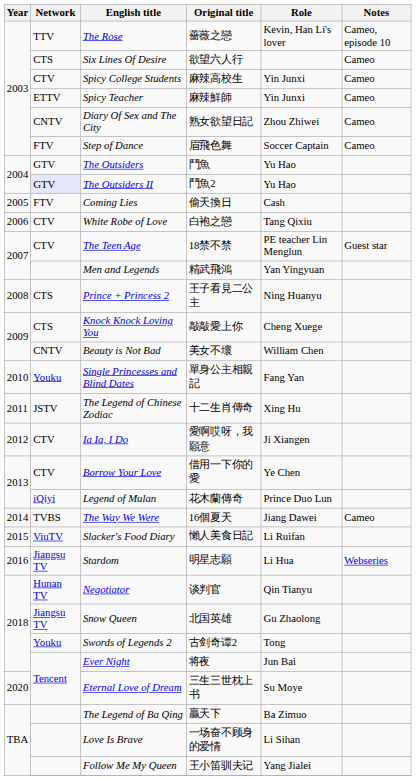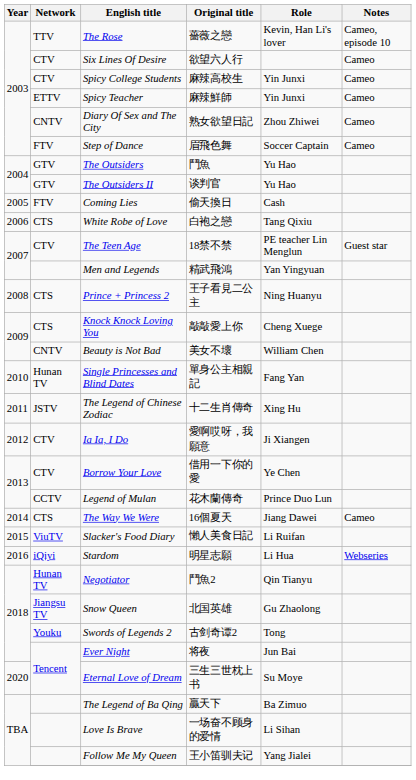(43, 60) CTS -> (44, 60) CTV
(44, 184) lavender background -> (44, 184) no background
(202, 183) 鬥魚2 -> (205, 183) 谈判官
(44, 222) CTV -> (43, 222) CTS
(47, 377) Youku -> (47, 377) Hunan TV
(44, 498) iQiyi -> (47, 498) CCTV
(47, 517) TVBS -> (43, 517) CTS
(49, 560) Jiangsu TV -> (44, 555) iQiyi
(205, 589) 谈判官 -> (202, 579) 鬥魚2
